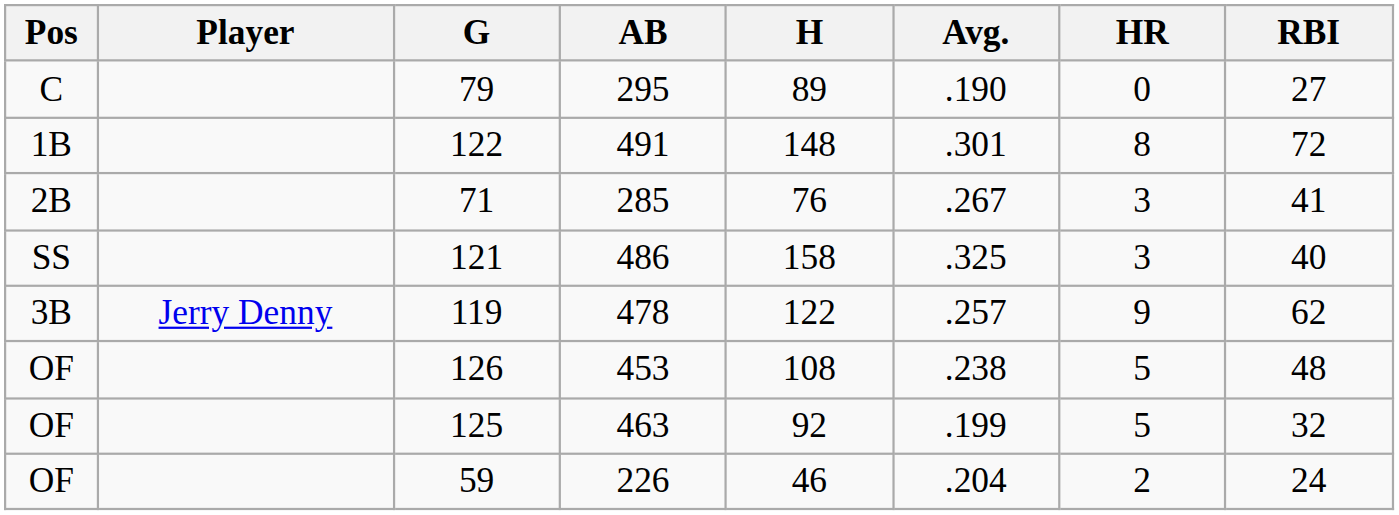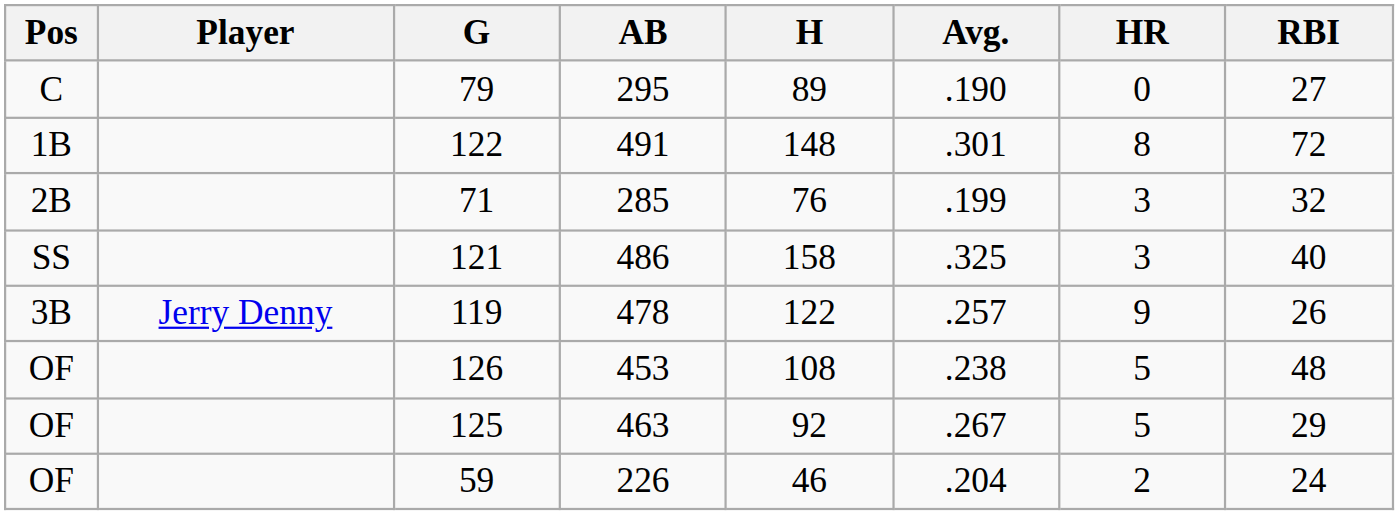(976, 200) .267 -> (976, 200) .199
(1309, 200) 41 -> (1309, 200) 32
(1309, 312) 62 -> (1309, 312) 26
(976, 425) .199 -> (976, 425) .267
(1309, 425) 32 -> (1309, 425) 29
